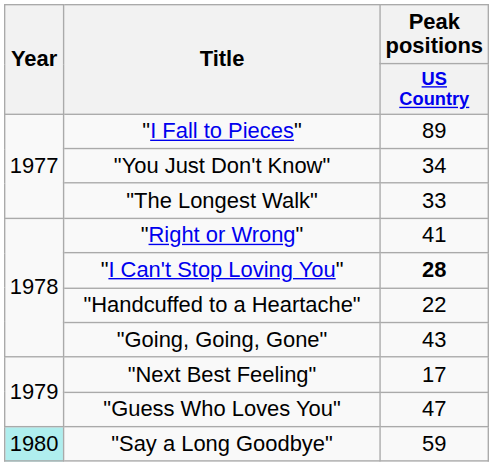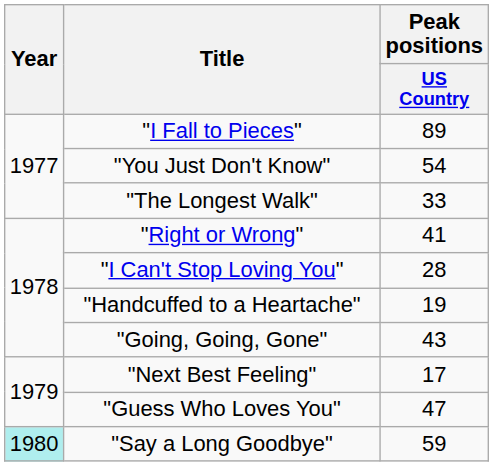(434, 165) 34 -> (434, 165) 54
(434, 270) bold -> (434, 270) normal
(434, 304) 22 -> (434, 304) 19
